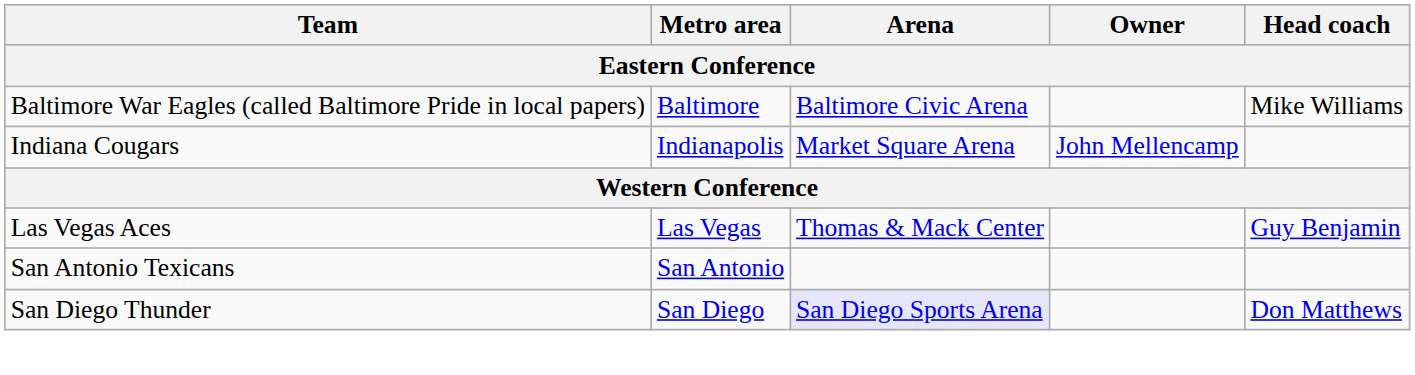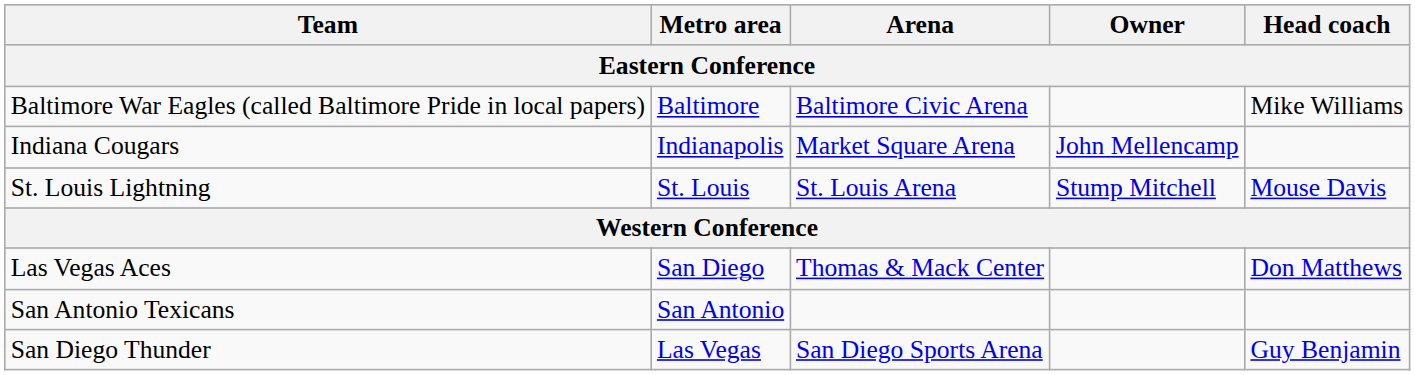+ row: (111, 187)
(709, 227) Las Vegas -> (711, 268) San Diego
(1325, 227) Guy Benjamin -> (1326, 268) Don Matthews
(711, 308) San Diego -> (709, 349) Las Vegas
(919, 308) lavender background -> (919, 349) no background
(1326, 308) Don Matthews -> (1325, 349) Guy Benjamin
